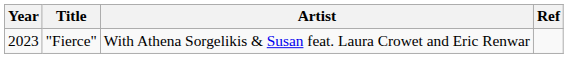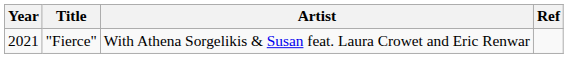(23, 41) 2023 -> (23, 41) 2021
